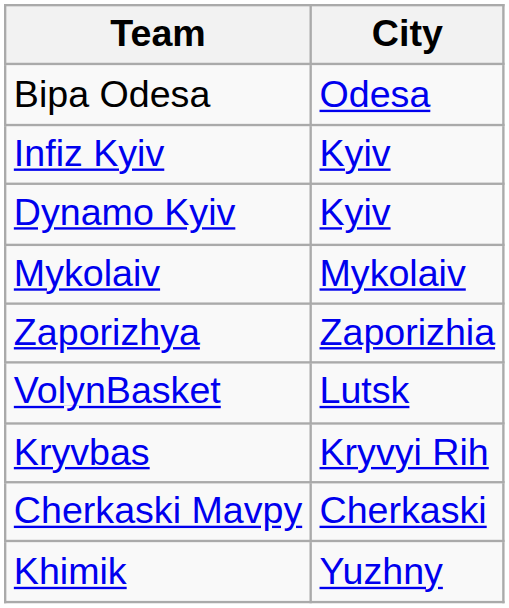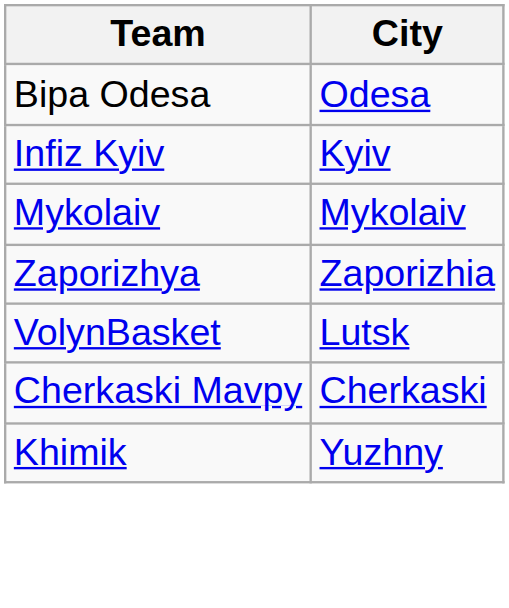- row: (125, 213)
- row: (82, 451)
